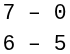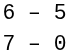rows swapped: (34, 13) <-> (34, 44)
